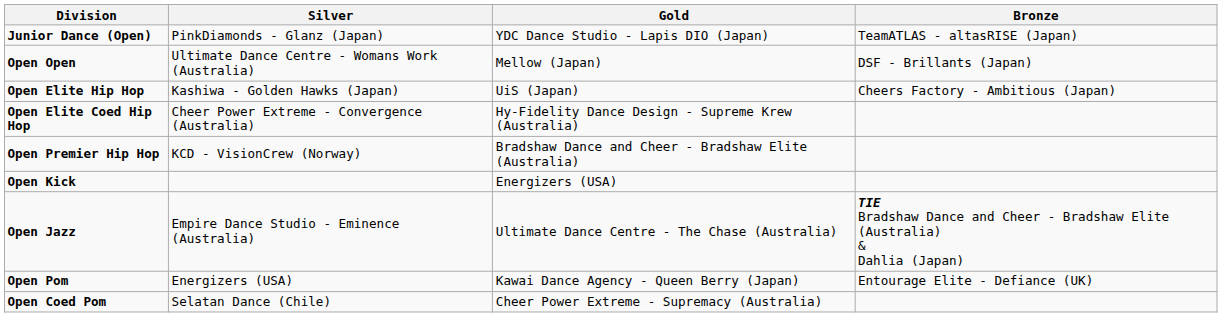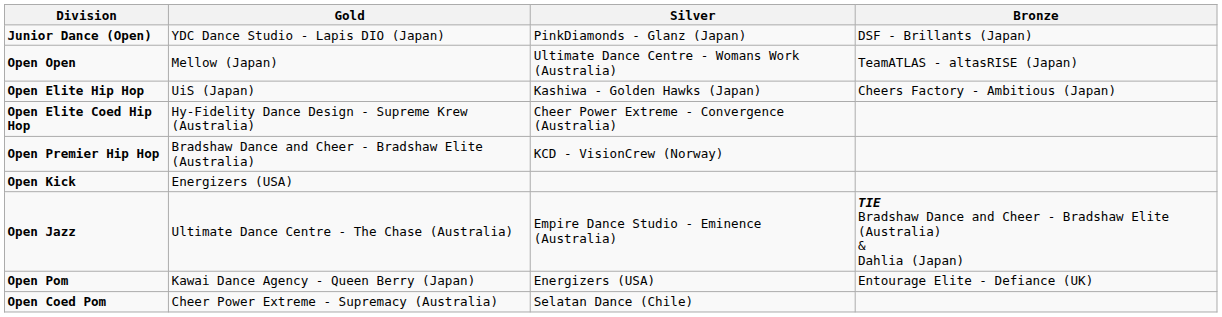columns swapped: (674, 15) <-> (331, 15)
(968, 35) TeamATLAS - altasRISE (Japan) -> (945, 35) DSF - Brillants (Japan)
(945, 63) DSF - Brillants (Japan) -> (968, 63) TeamATLAS - altasRISE (Japan)
